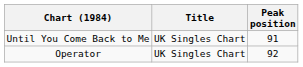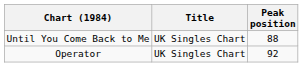(273, 39) 91 -> (273, 39) 88
